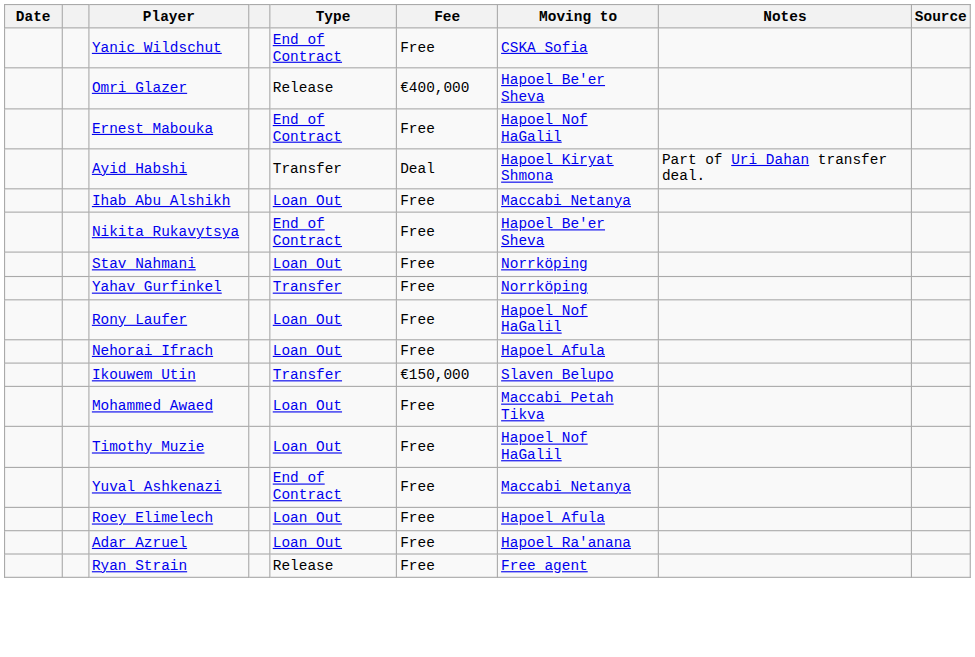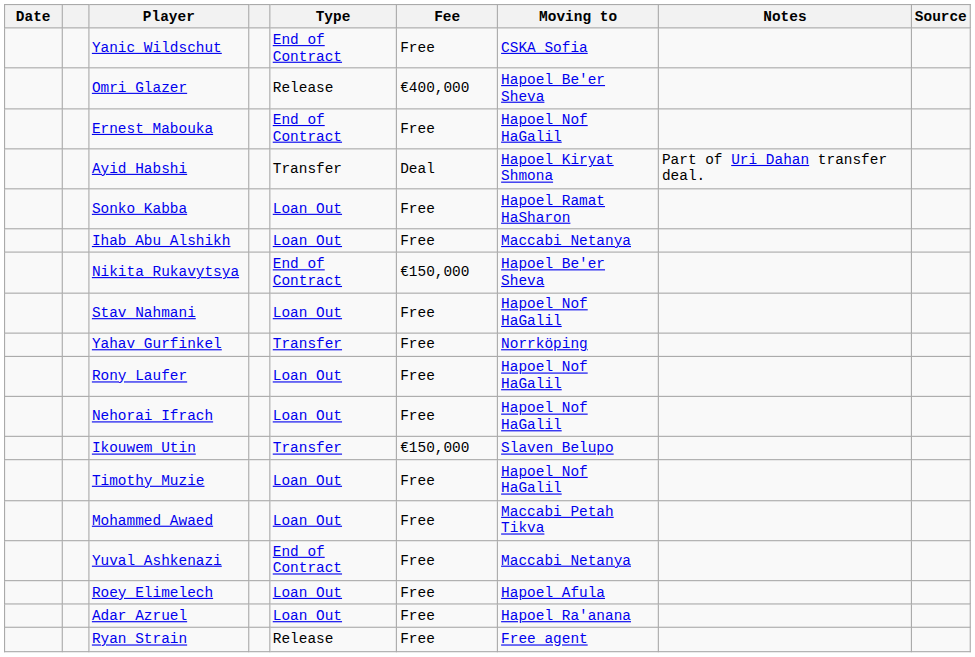+ row: (140, 209)
(417, 232) Free -> (435, 273) €150,000
(544, 264) Norrköping -> (544, 313) Hapoel Nof HaGalil
(553, 351) Hapoel Afula -> (544, 417) Hapoel Nof HaGalil
rows swapped: (148, 447) <-> (152, 407)
